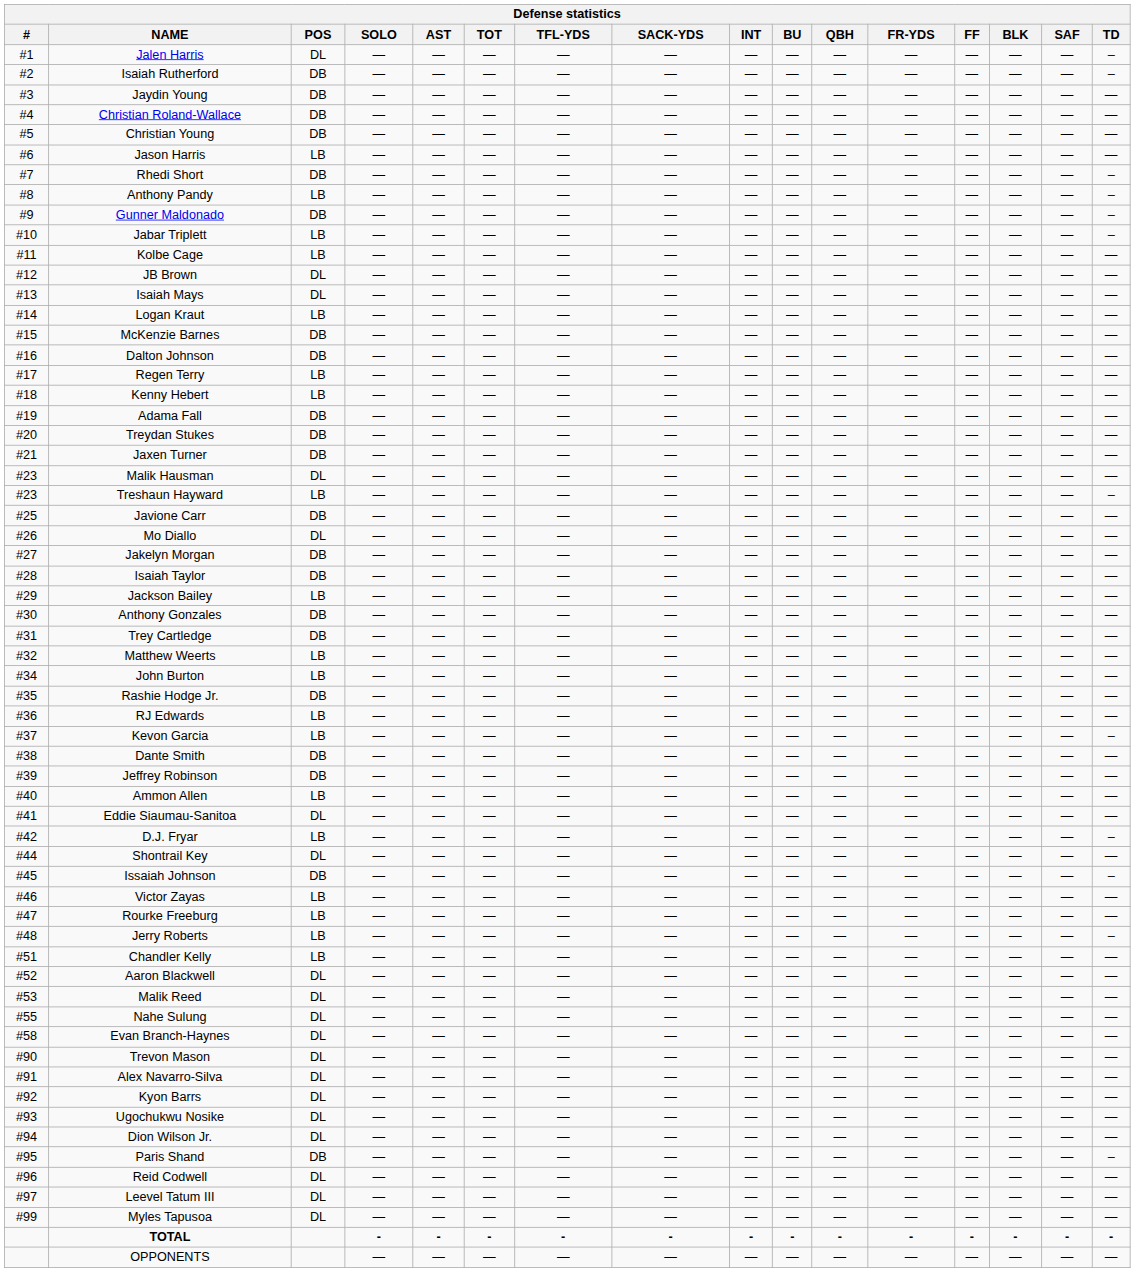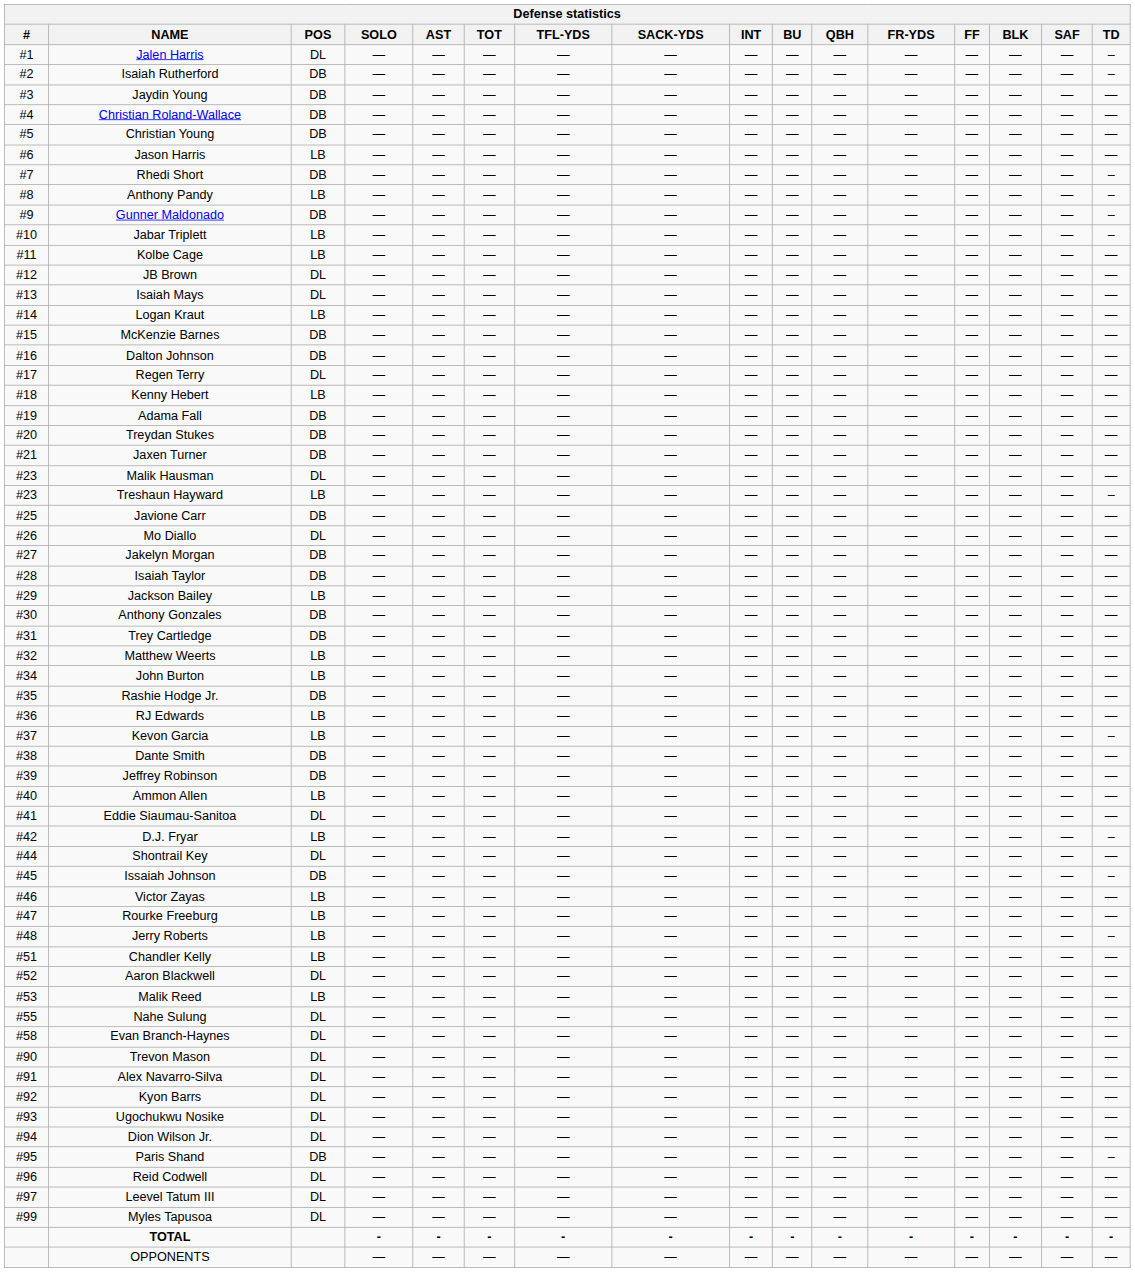(318, 375) LB -> (318, 375) DL
(318, 996) DL -> (318, 996) LB
